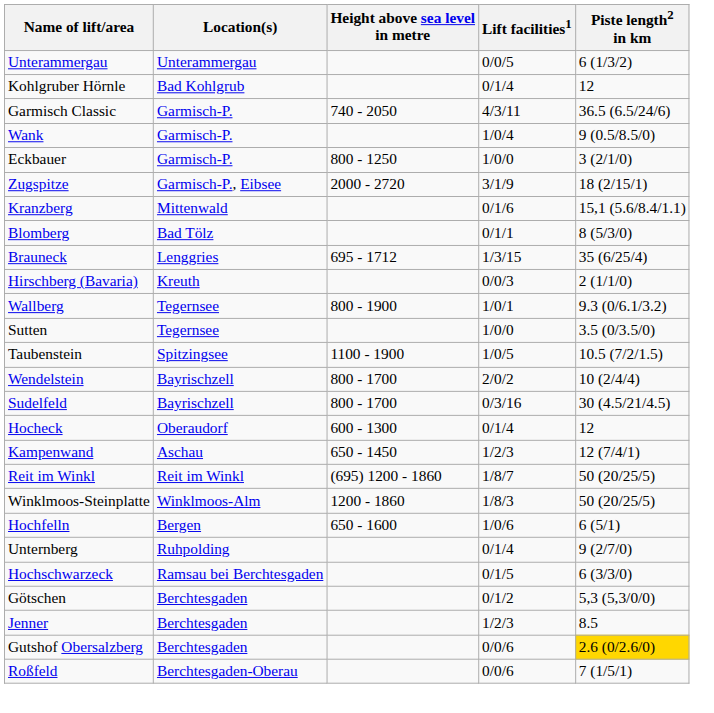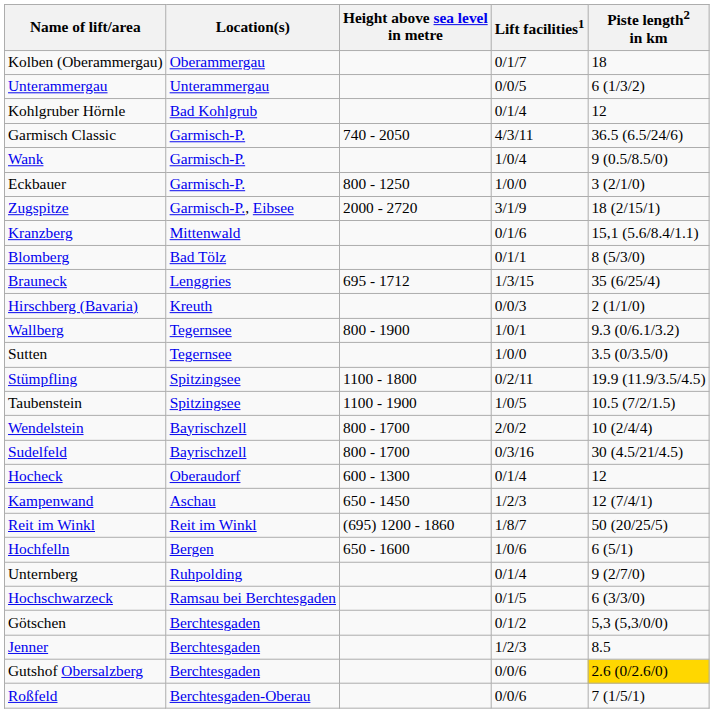+ row: (85, 62)
+ row: (43, 379)
- row: (79, 500)
